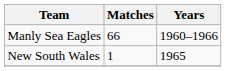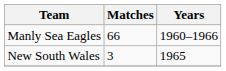(110, 55) 1 -> (110, 55) 3
